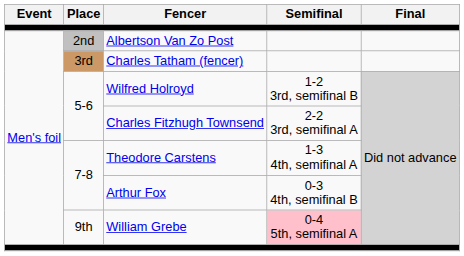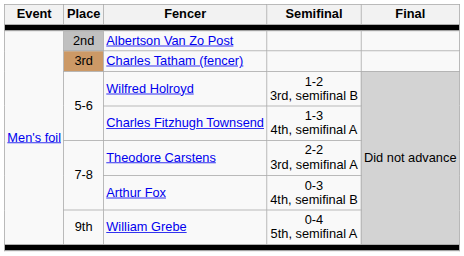(314, 123) 2-2 3rd, semifinal A -> (314, 123) 1-3 4th, semifinal A
(314, 158) 1-3 4th, semifinal A -> (314, 158) 2-2 3rd, semifinal A
(314, 227) pink background -> (314, 227) no background
